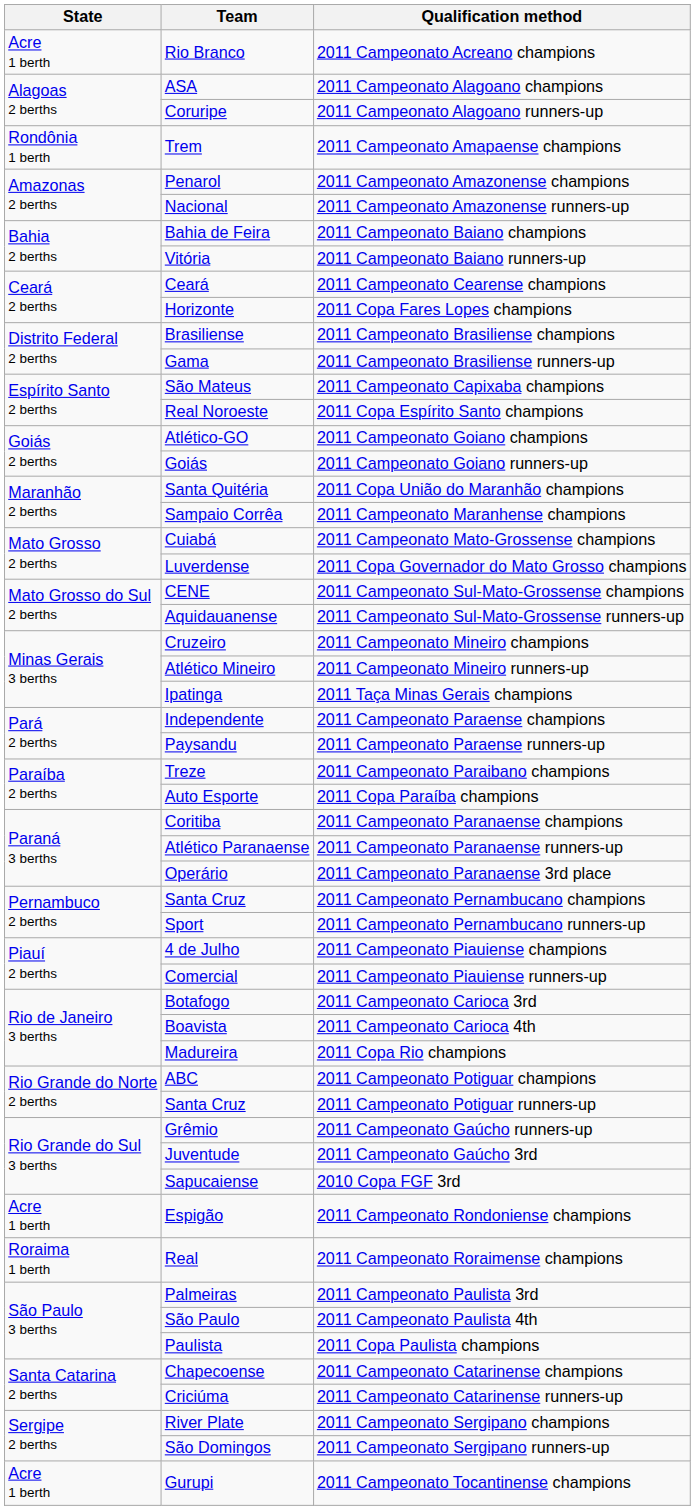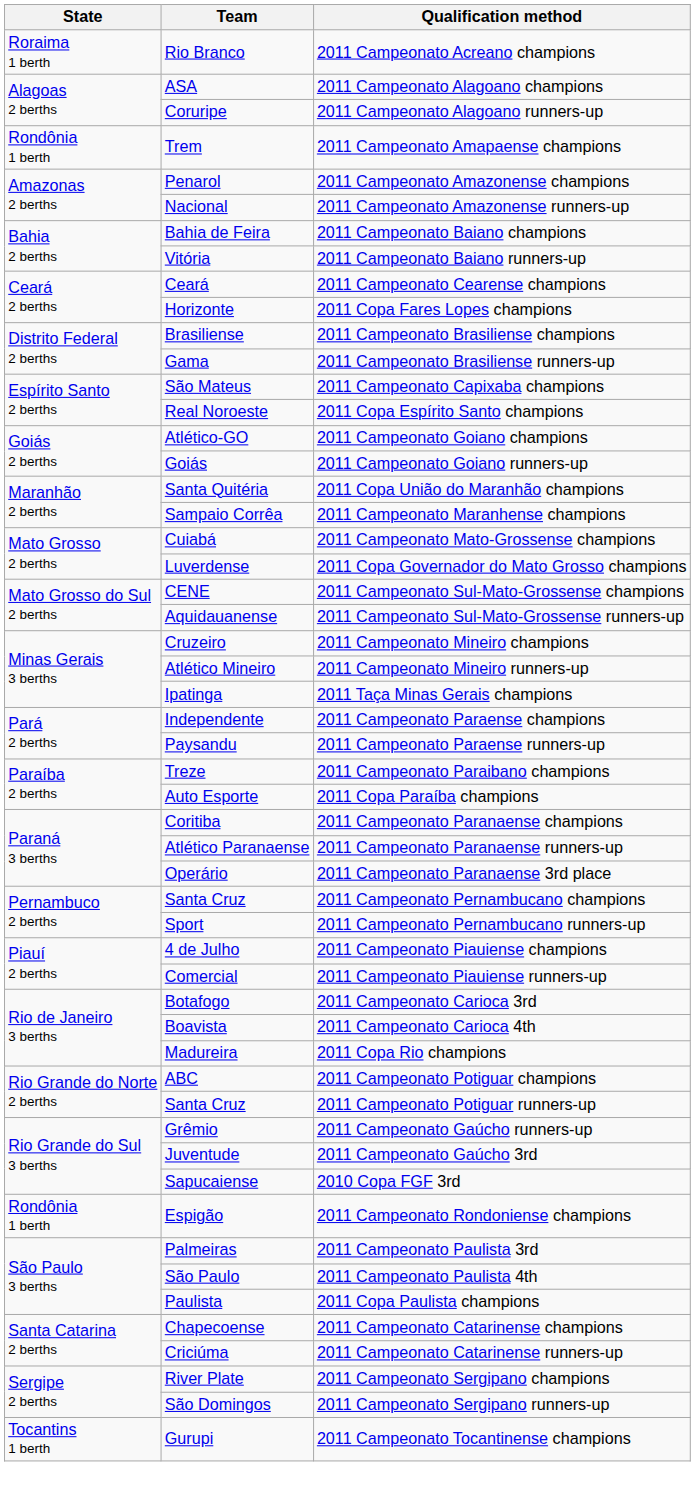(29, 52) Acre 1 berth -> (39, 52) Roraima 1 berth
(29, 1216) Acre 1 berth -> (43, 1216) Rondônia 1 berth
- row: (470, 1259)
(29, 1483) Acre 1 berth -> (42, 1439) Tocantins 1 berth
